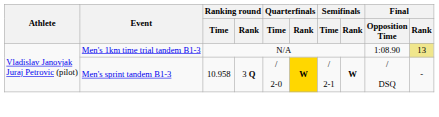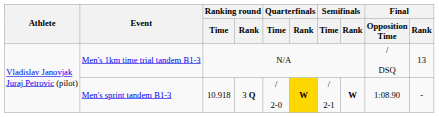(387, 50) 1:08.90 -> (387, 60) / DSQ
(422, 50) khaki background -> (422, 60) no background
(219, 75) 10.958 -> (219, 95) 10.918
(387, 75) / DSQ -> (387, 95) 1:08.90
